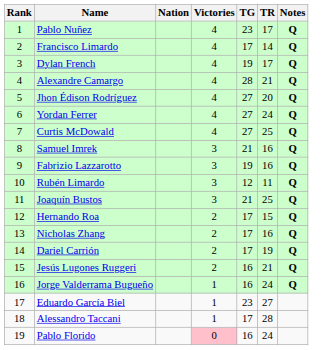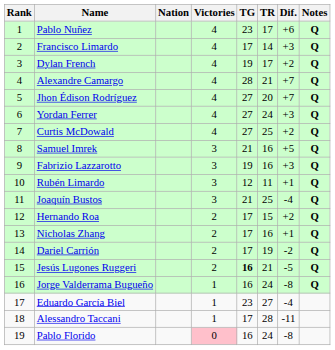+ column: (288, 13)
(247, 268) normal -> (247, 268) bold
